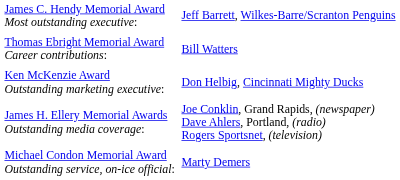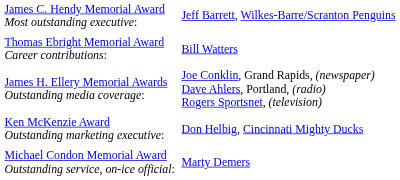rows swapped: (86, 122) <-> (84, 82)
